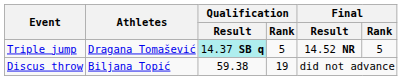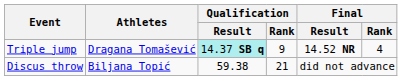(282, 48) 5 -> (282, 48) 9
(380, 48) 5 -> (380, 48) 4
(282, 66) 19 -> (282, 66) 21
